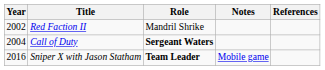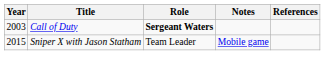- row: (58, 27)
(16, 42) 2004 -> (16, 27) 2003
(16, 57) 2016 -> (16, 42) 2015
(173, 57) bold -> (171, 42) normal
